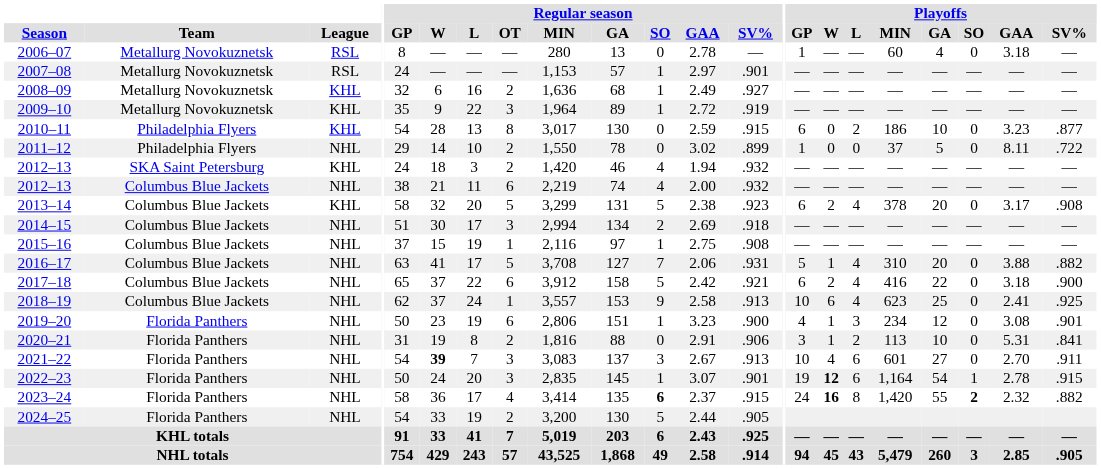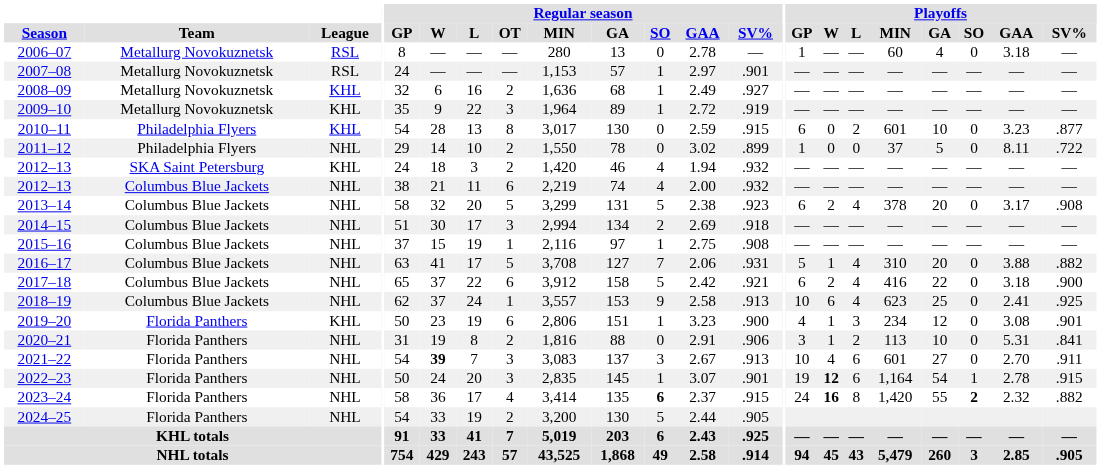(895, 128) 186 -> (895, 128) 601
(345, 205) KHL -> (345, 205) NHL
(345, 320) NHL -> (345, 320) KHL
